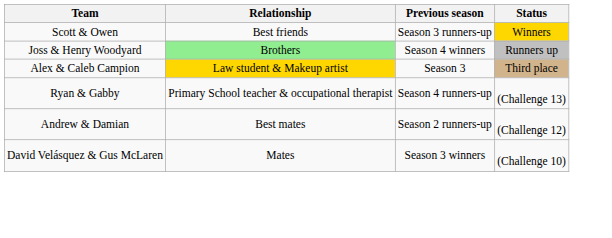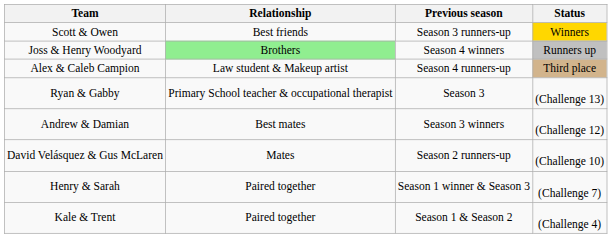(280, 68) gold background -> (280, 68) no background
(445, 68) Season 3 -> (464, 68) Season 4 runners-up
(445, 93) Season 4 runners-up -> (464, 93) Season 3
(445, 124) Season 2 runners-up -> (464, 124) Season 3 winners
(445, 155) Season 3 winners -> (464, 155) Season 2 runners-up
+ row: (85, 186)
+ row: (85, 218)
